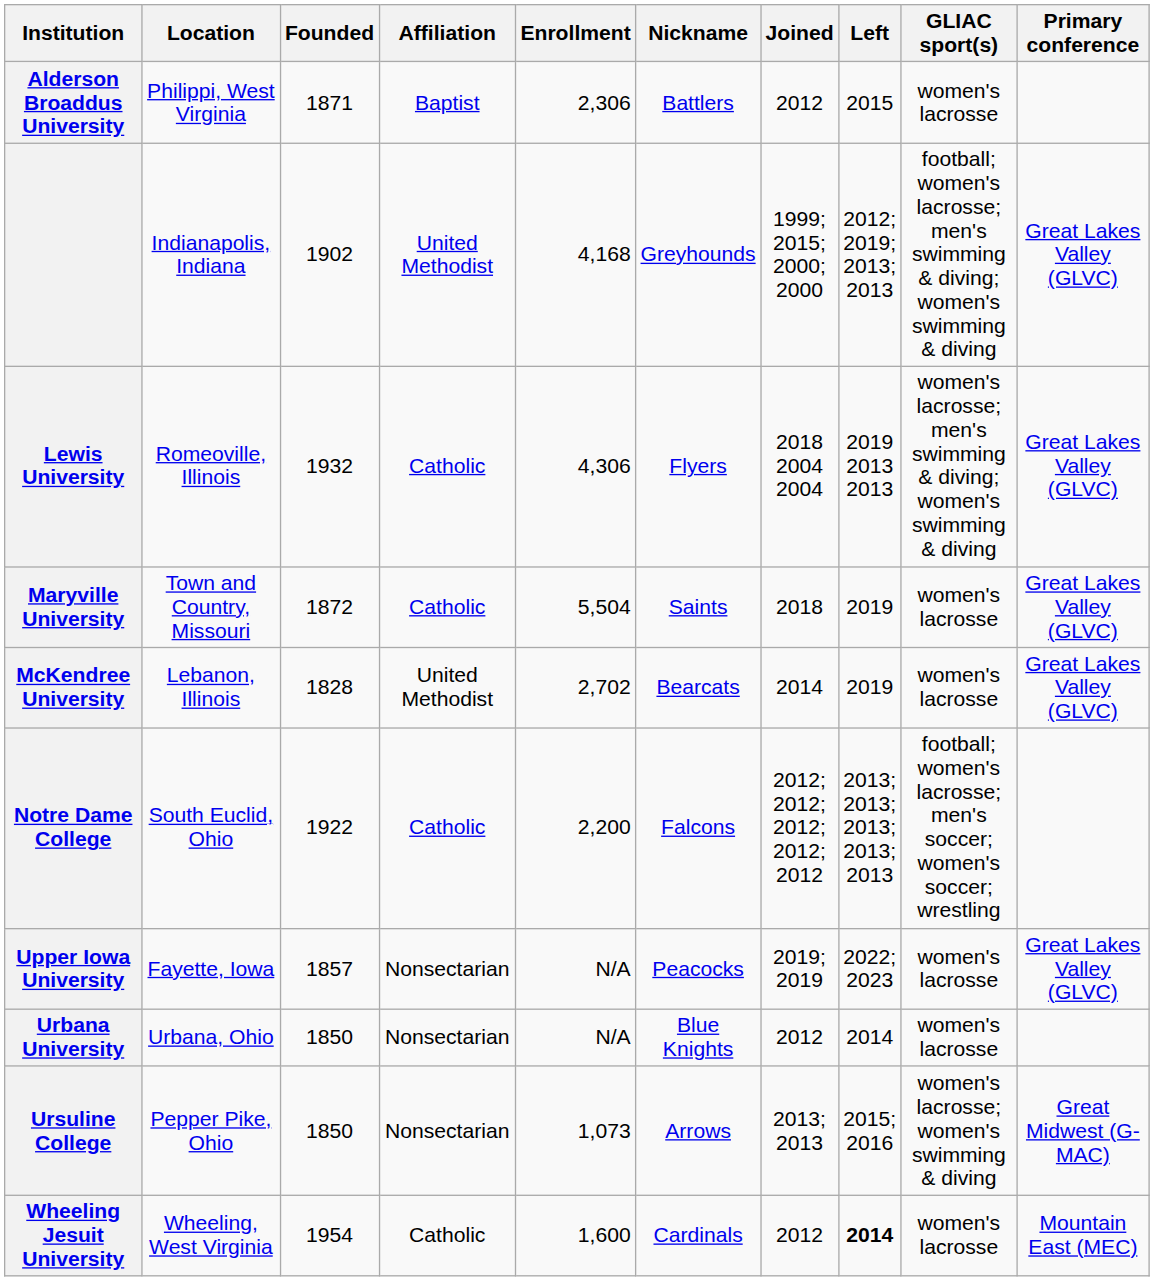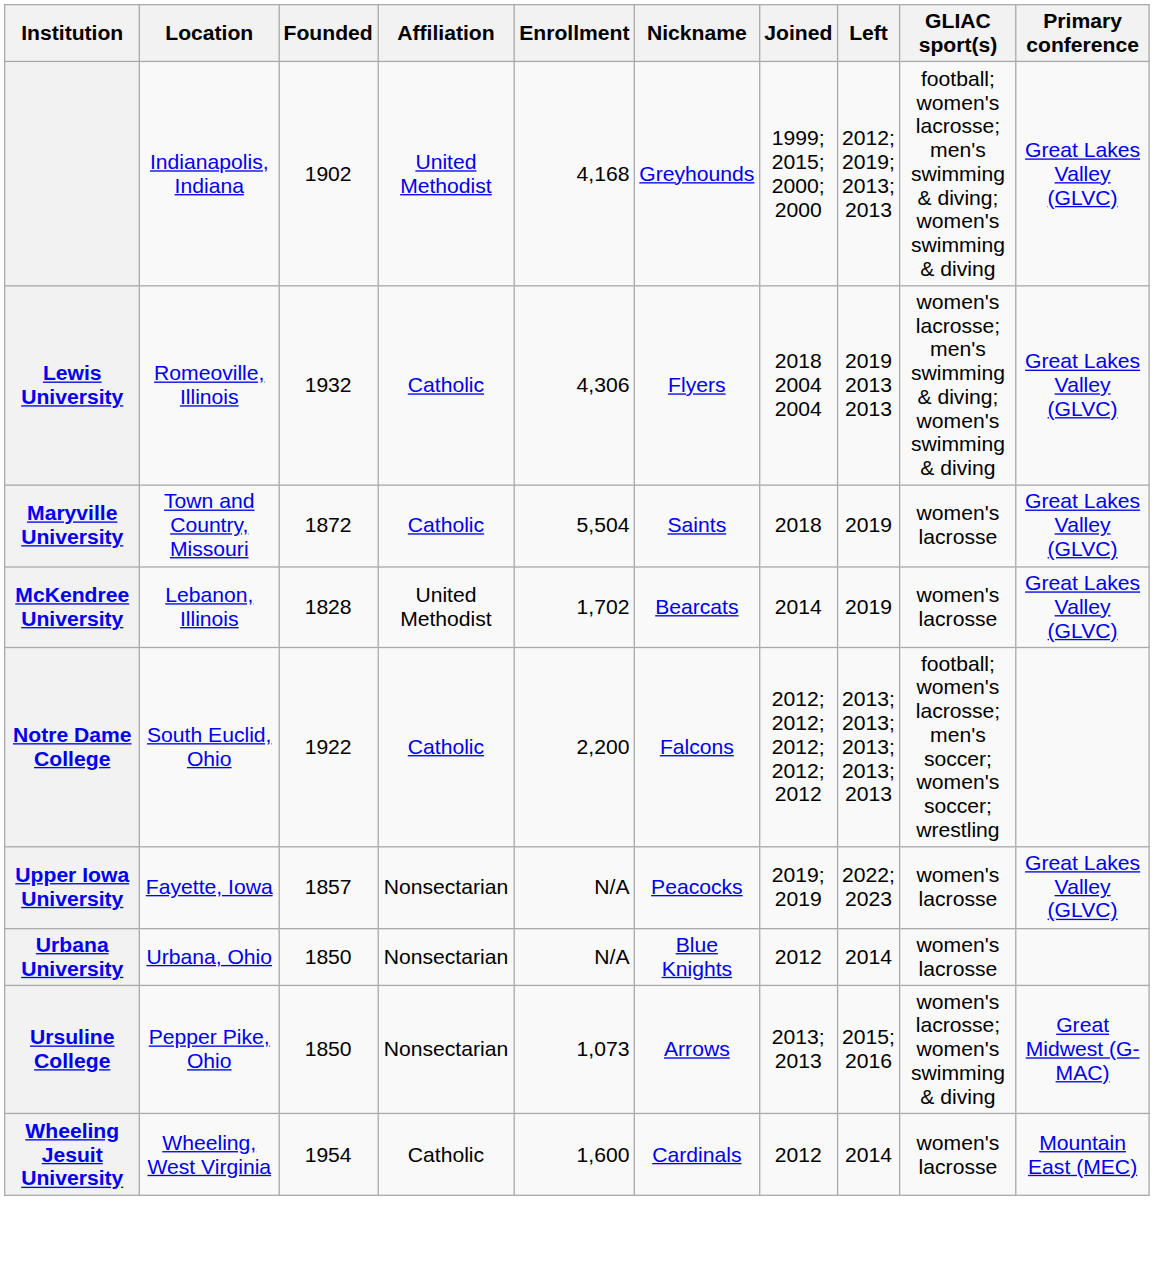- row: (73, 102)
(604, 687) 2,702 -> (603, 606) 1,702
(870, 1235) bold -> (868, 1154) normal
